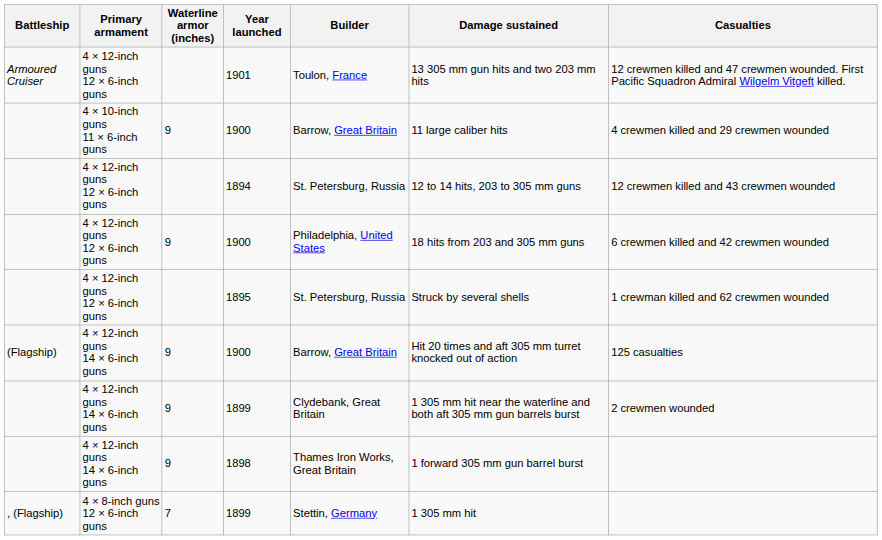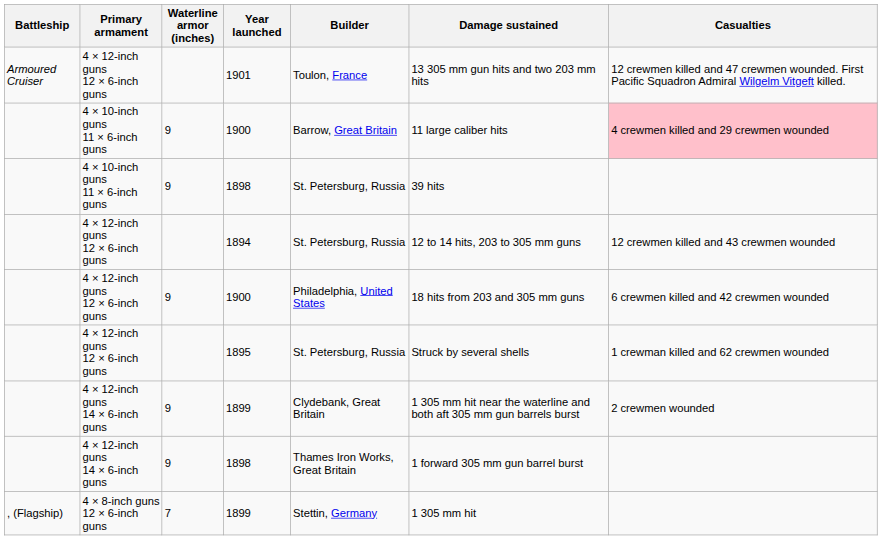(720, 130) no background -> (720, 130) pink background
+ row: (110, 186)
- row: (110, 353)
